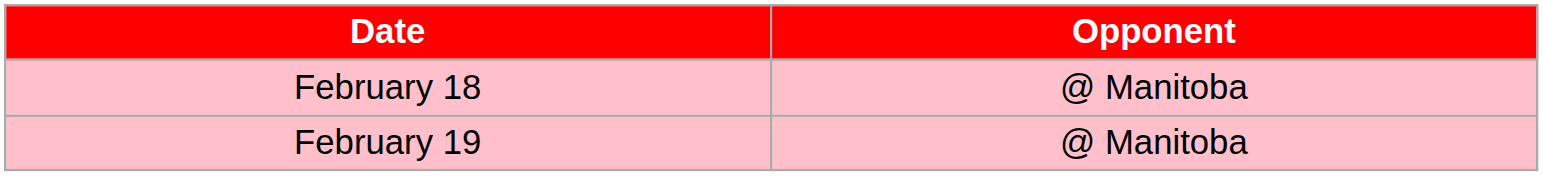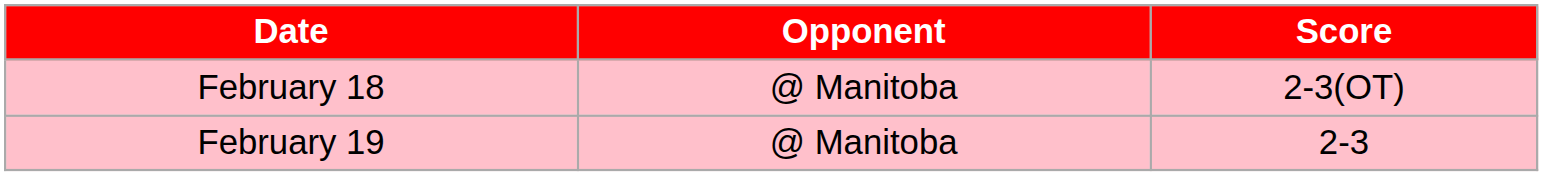+ column: (1344, 32)
